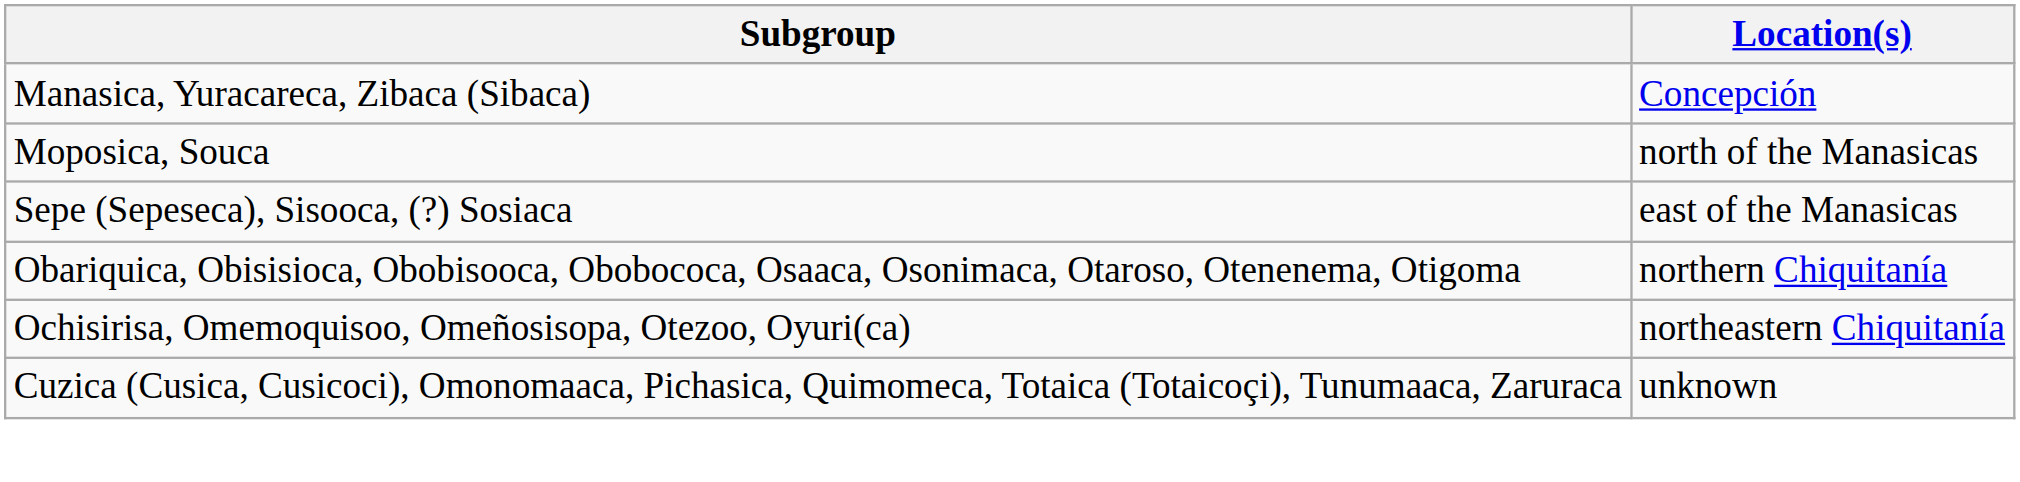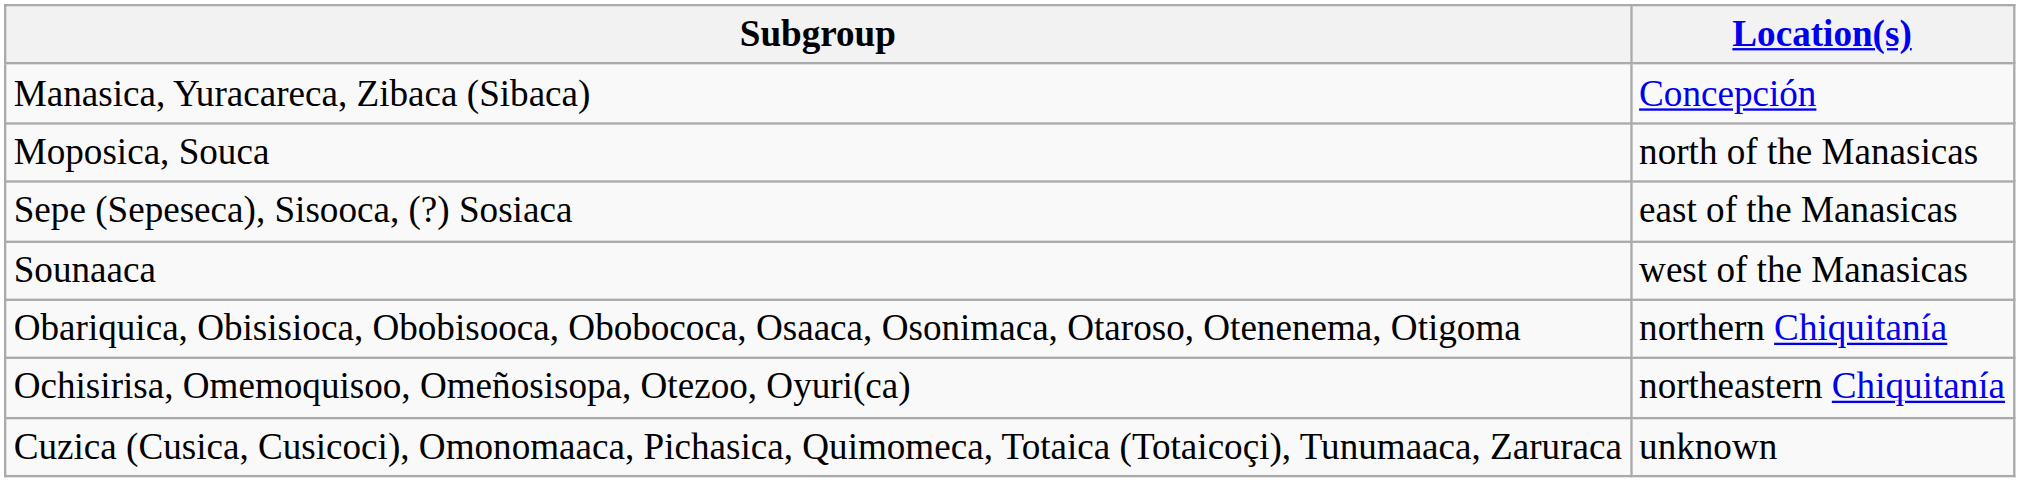+ row: (85, 269)
